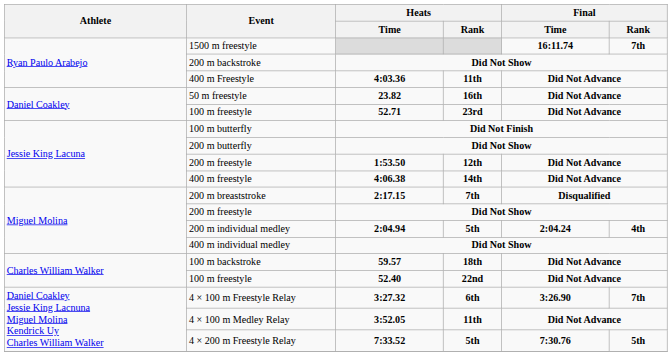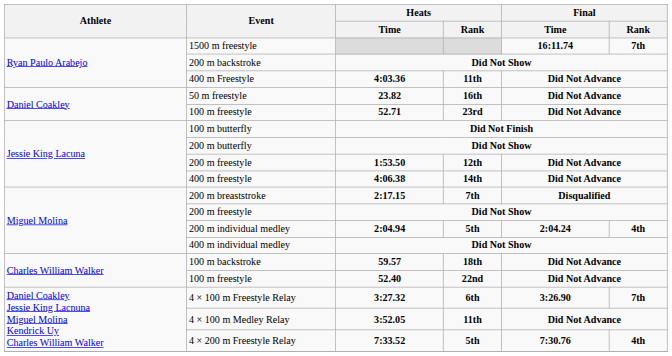(638, 341) 5th -> (638, 341) 4th
